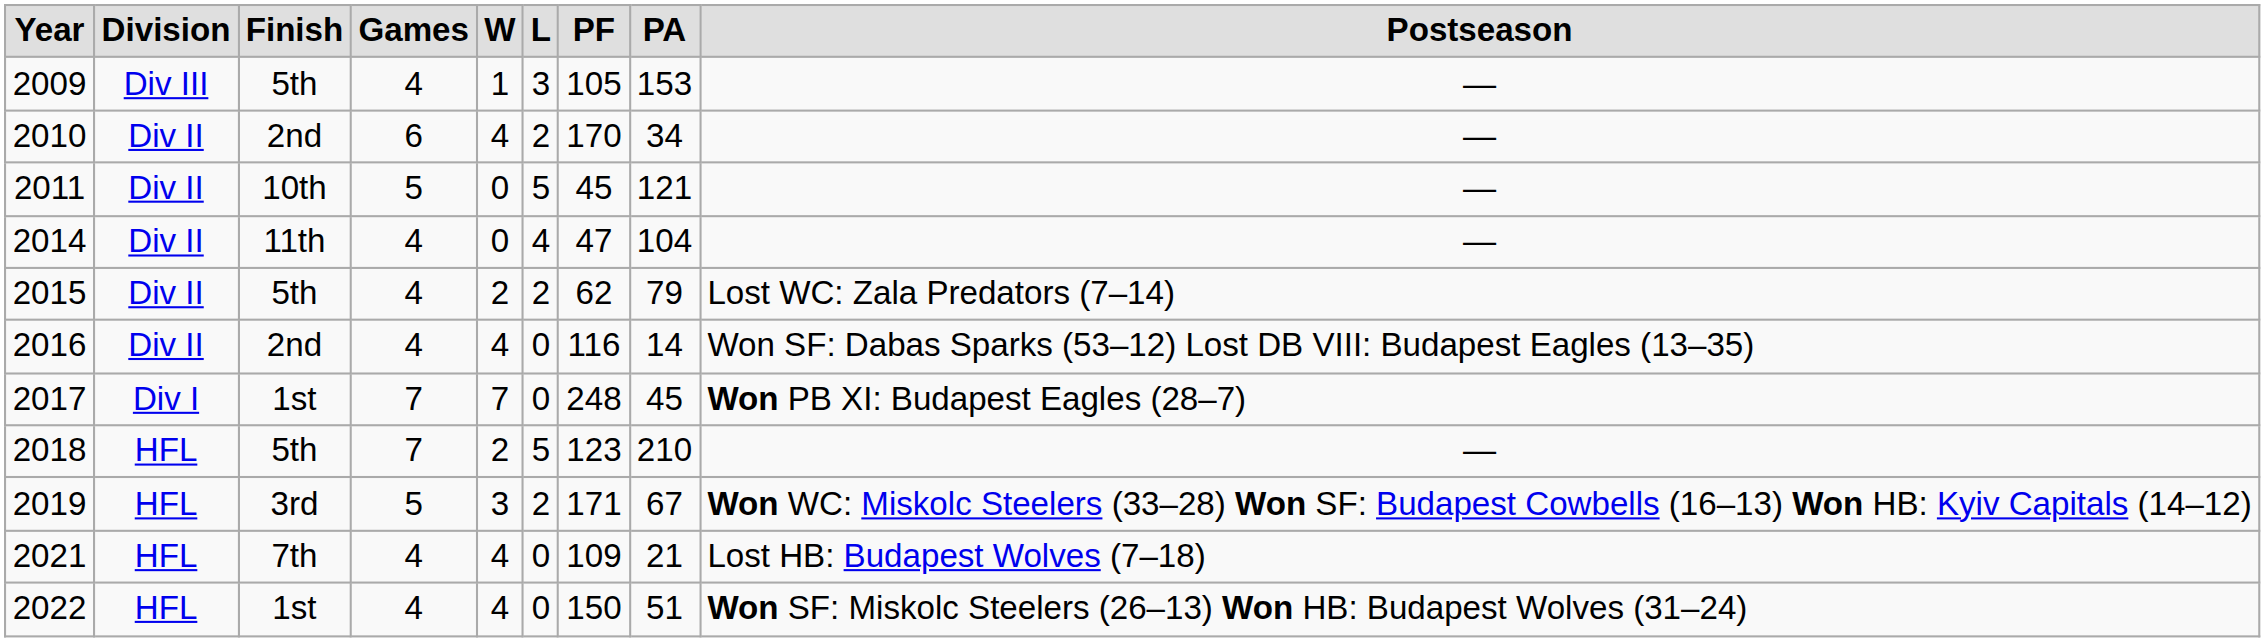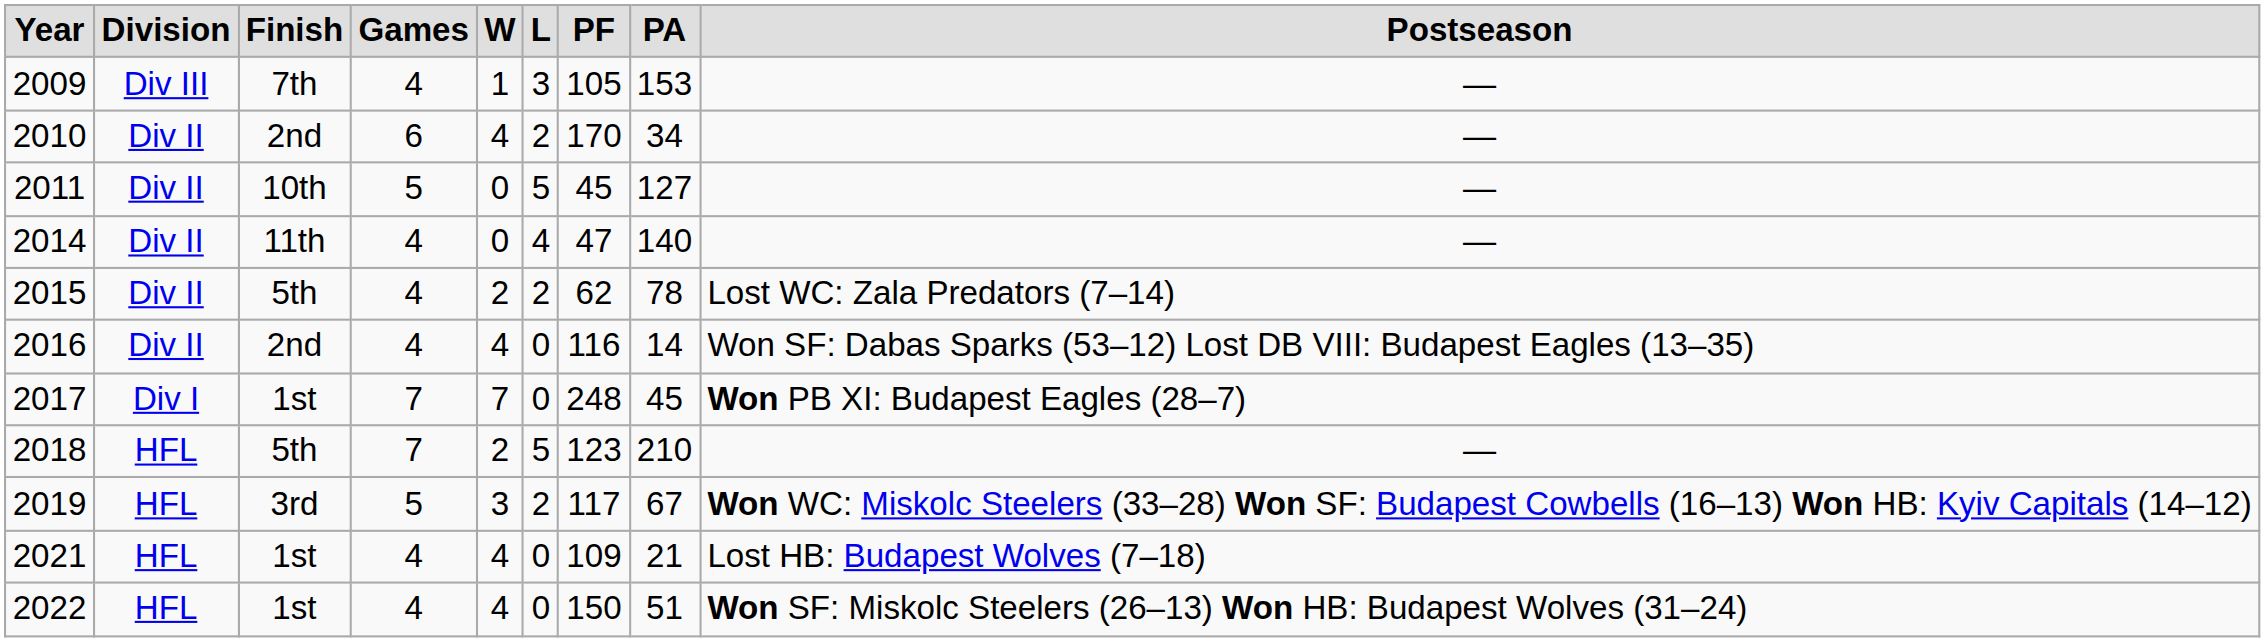(294, 83) 5th -> (294, 83) 7th
(664, 188) 121 -> (664, 188) 127
(664, 240) 104 -> (664, 240) 140
(664, 293) 79 -> (664, 293) 78
(594, 503) 171 -> (594, 503) 117
(294, 556) 7th -> (294, 556) 1st
